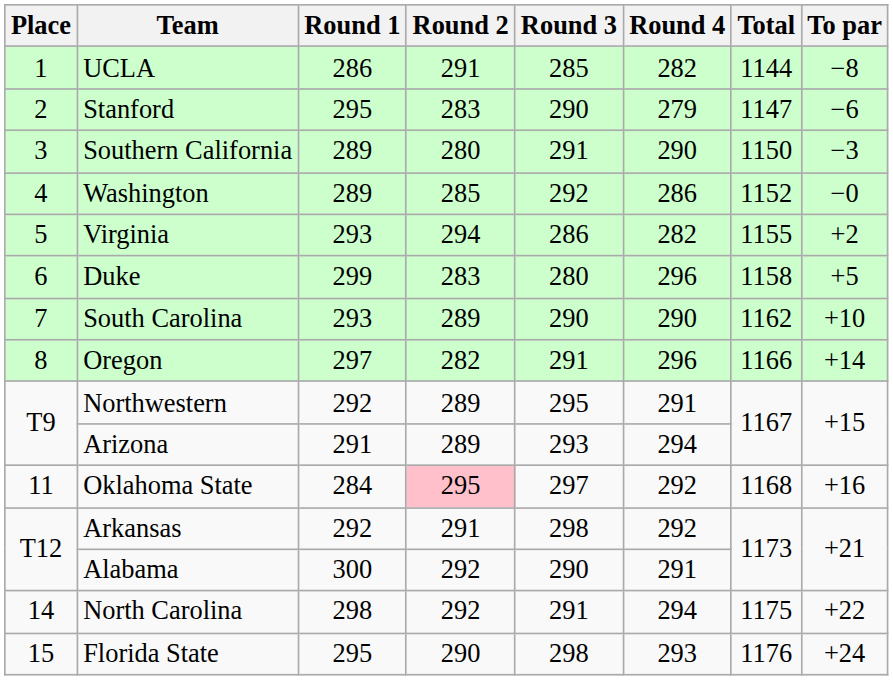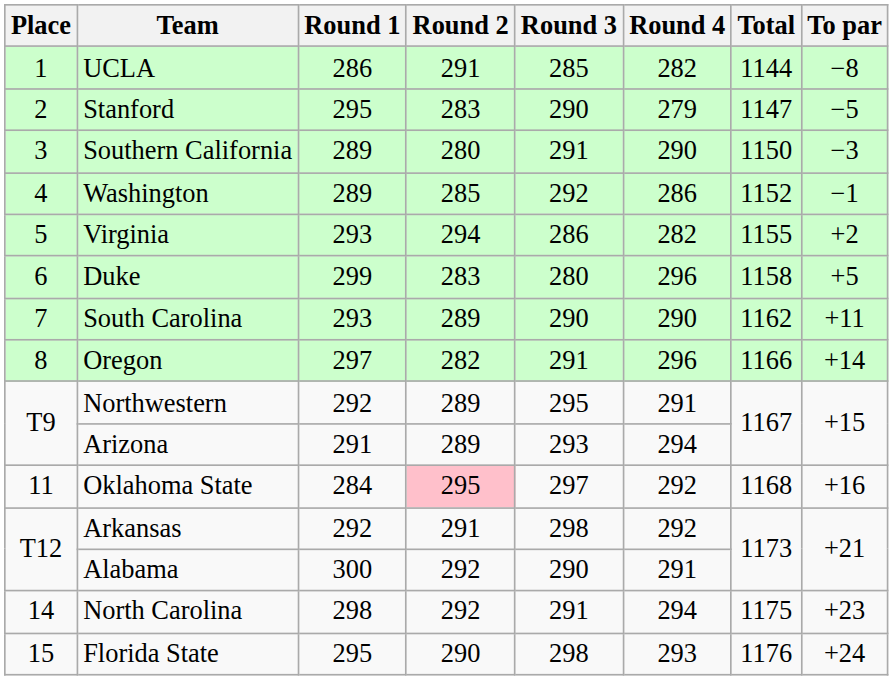(845, 109) −6 -> (845, 109) −5
(845, 192) −0 -> (845, 192) −1
(845, 318) +10 -> (845, 318) +11
(845, 611) +22 -> (845, 611) +23
